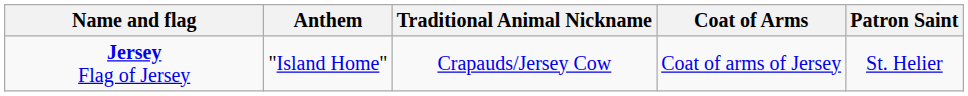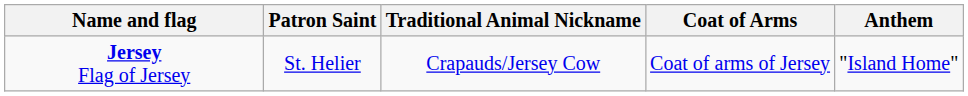columns swapped: (904, 20) <-> (328, 20)
